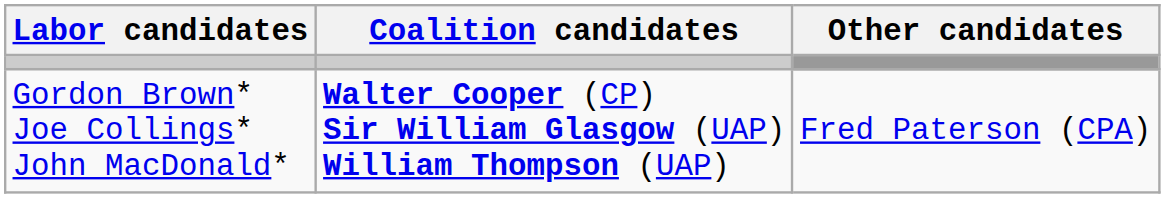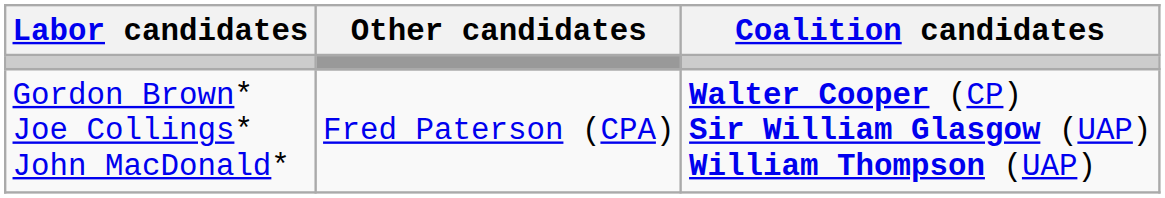columns swapped: (554, 30) <-> (976, 30)
